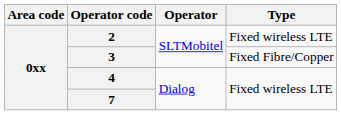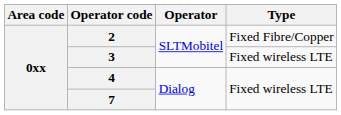(281, 36) Fixed wireless LTE -> (281, 36) Fixed Fibre/Copper
(281, 57) Fixed Fibre/Copper -> (281, 57) Fixed wireless LTE
